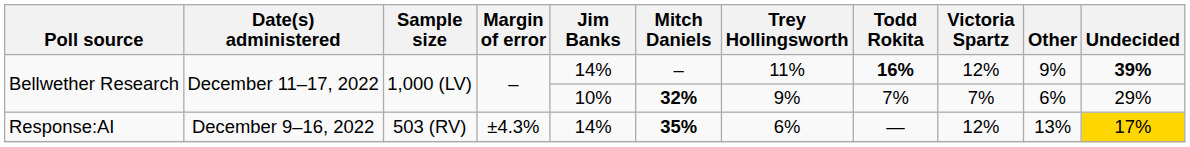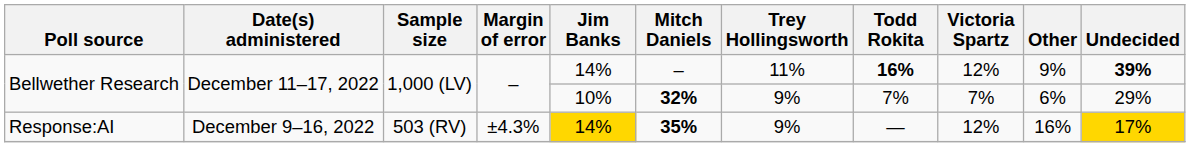(593, 127) no background -> (593, 127) gold background
(787, 127) 6% -> (787, 127) 9%
(1053, 127) 13% -> (1053, 127) 16%
